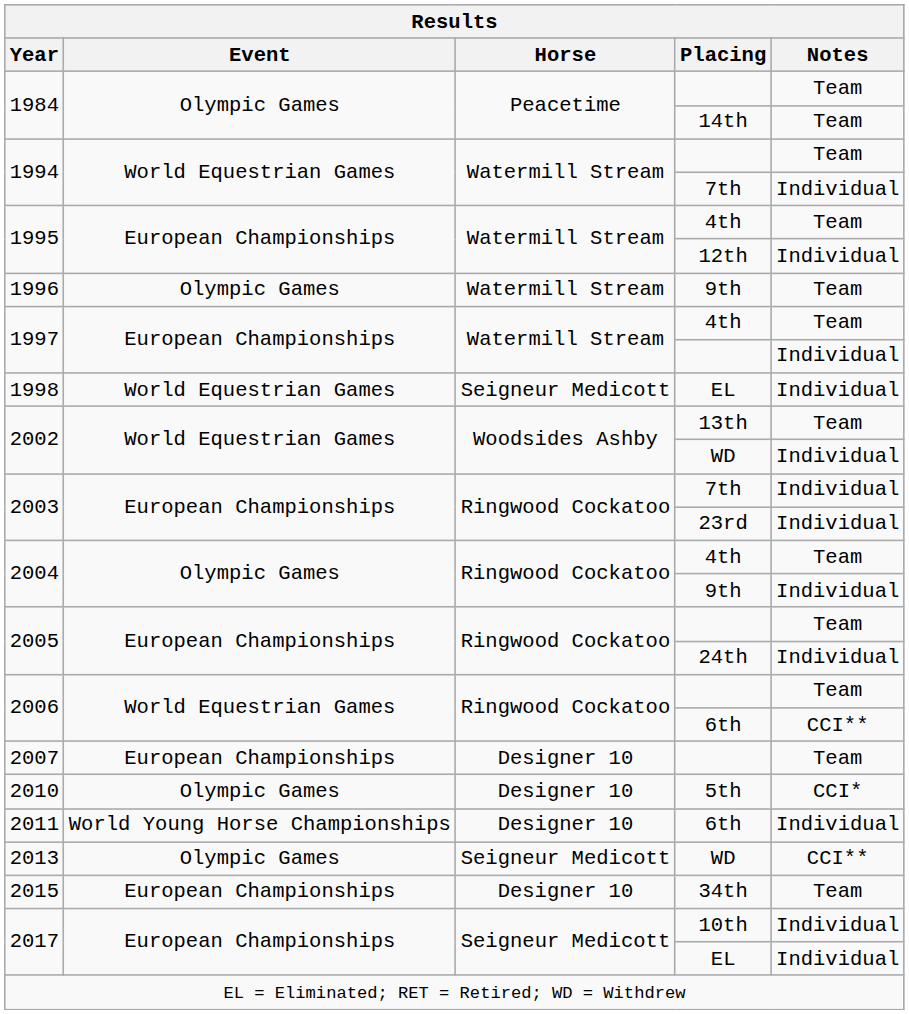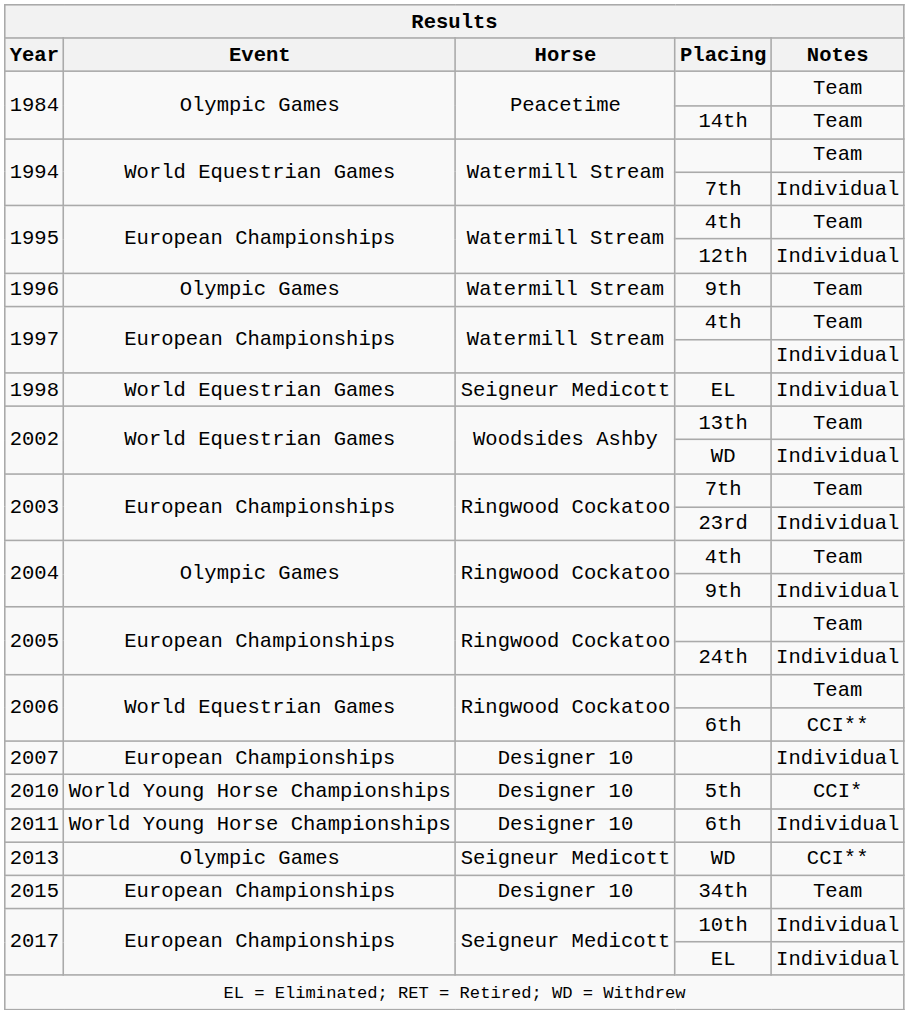(838, 490) Individual -> (838, 490) Team
(838, 758) Team -> (838, 758) Individual
(260, 791) Olympic Games -> (260, 791) World Young Horse Championships
